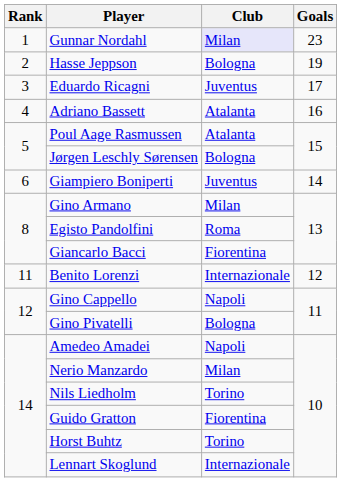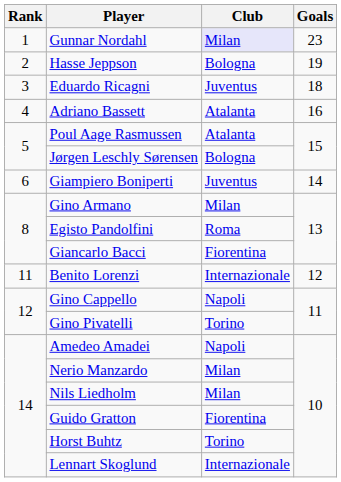(315, 87) 17 -> (315, 87) 18
(230, 323) Bologna -> (225, 323) Torino
(225, 393) Torino -> (223, 393) Milan
